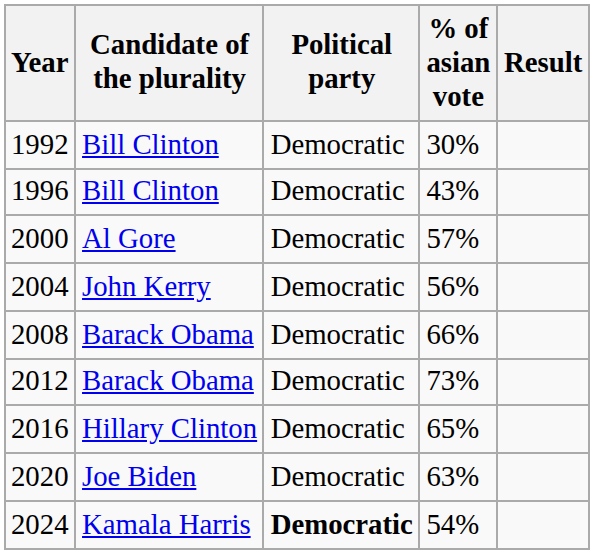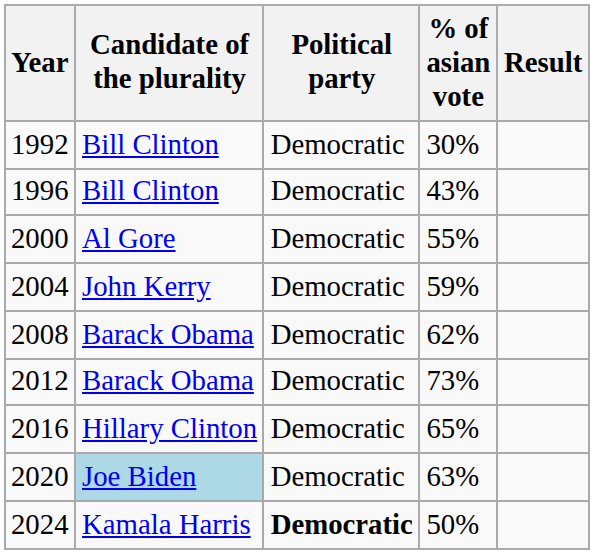(453, 238) 57% -> (453, 238) 55%
(453, 286) 56% -> (453, 286) 59%
(453, 333) 66% -> (453, 333) 62%
(139, 476) no background -> (139, 476) lightblue background
(453, 523) 54% -> (453, 523) 50%
